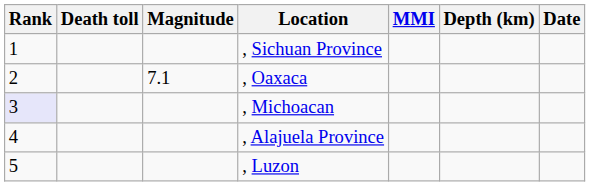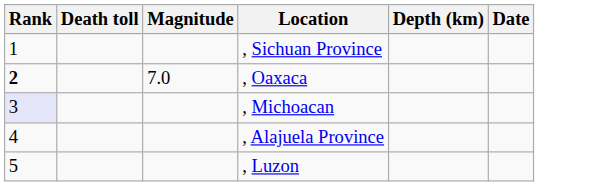- column: (414, 19)
(13, 78) normal -> (13, 78) bold
(159, 78) 7.1 -> (159, 78) 7.0
